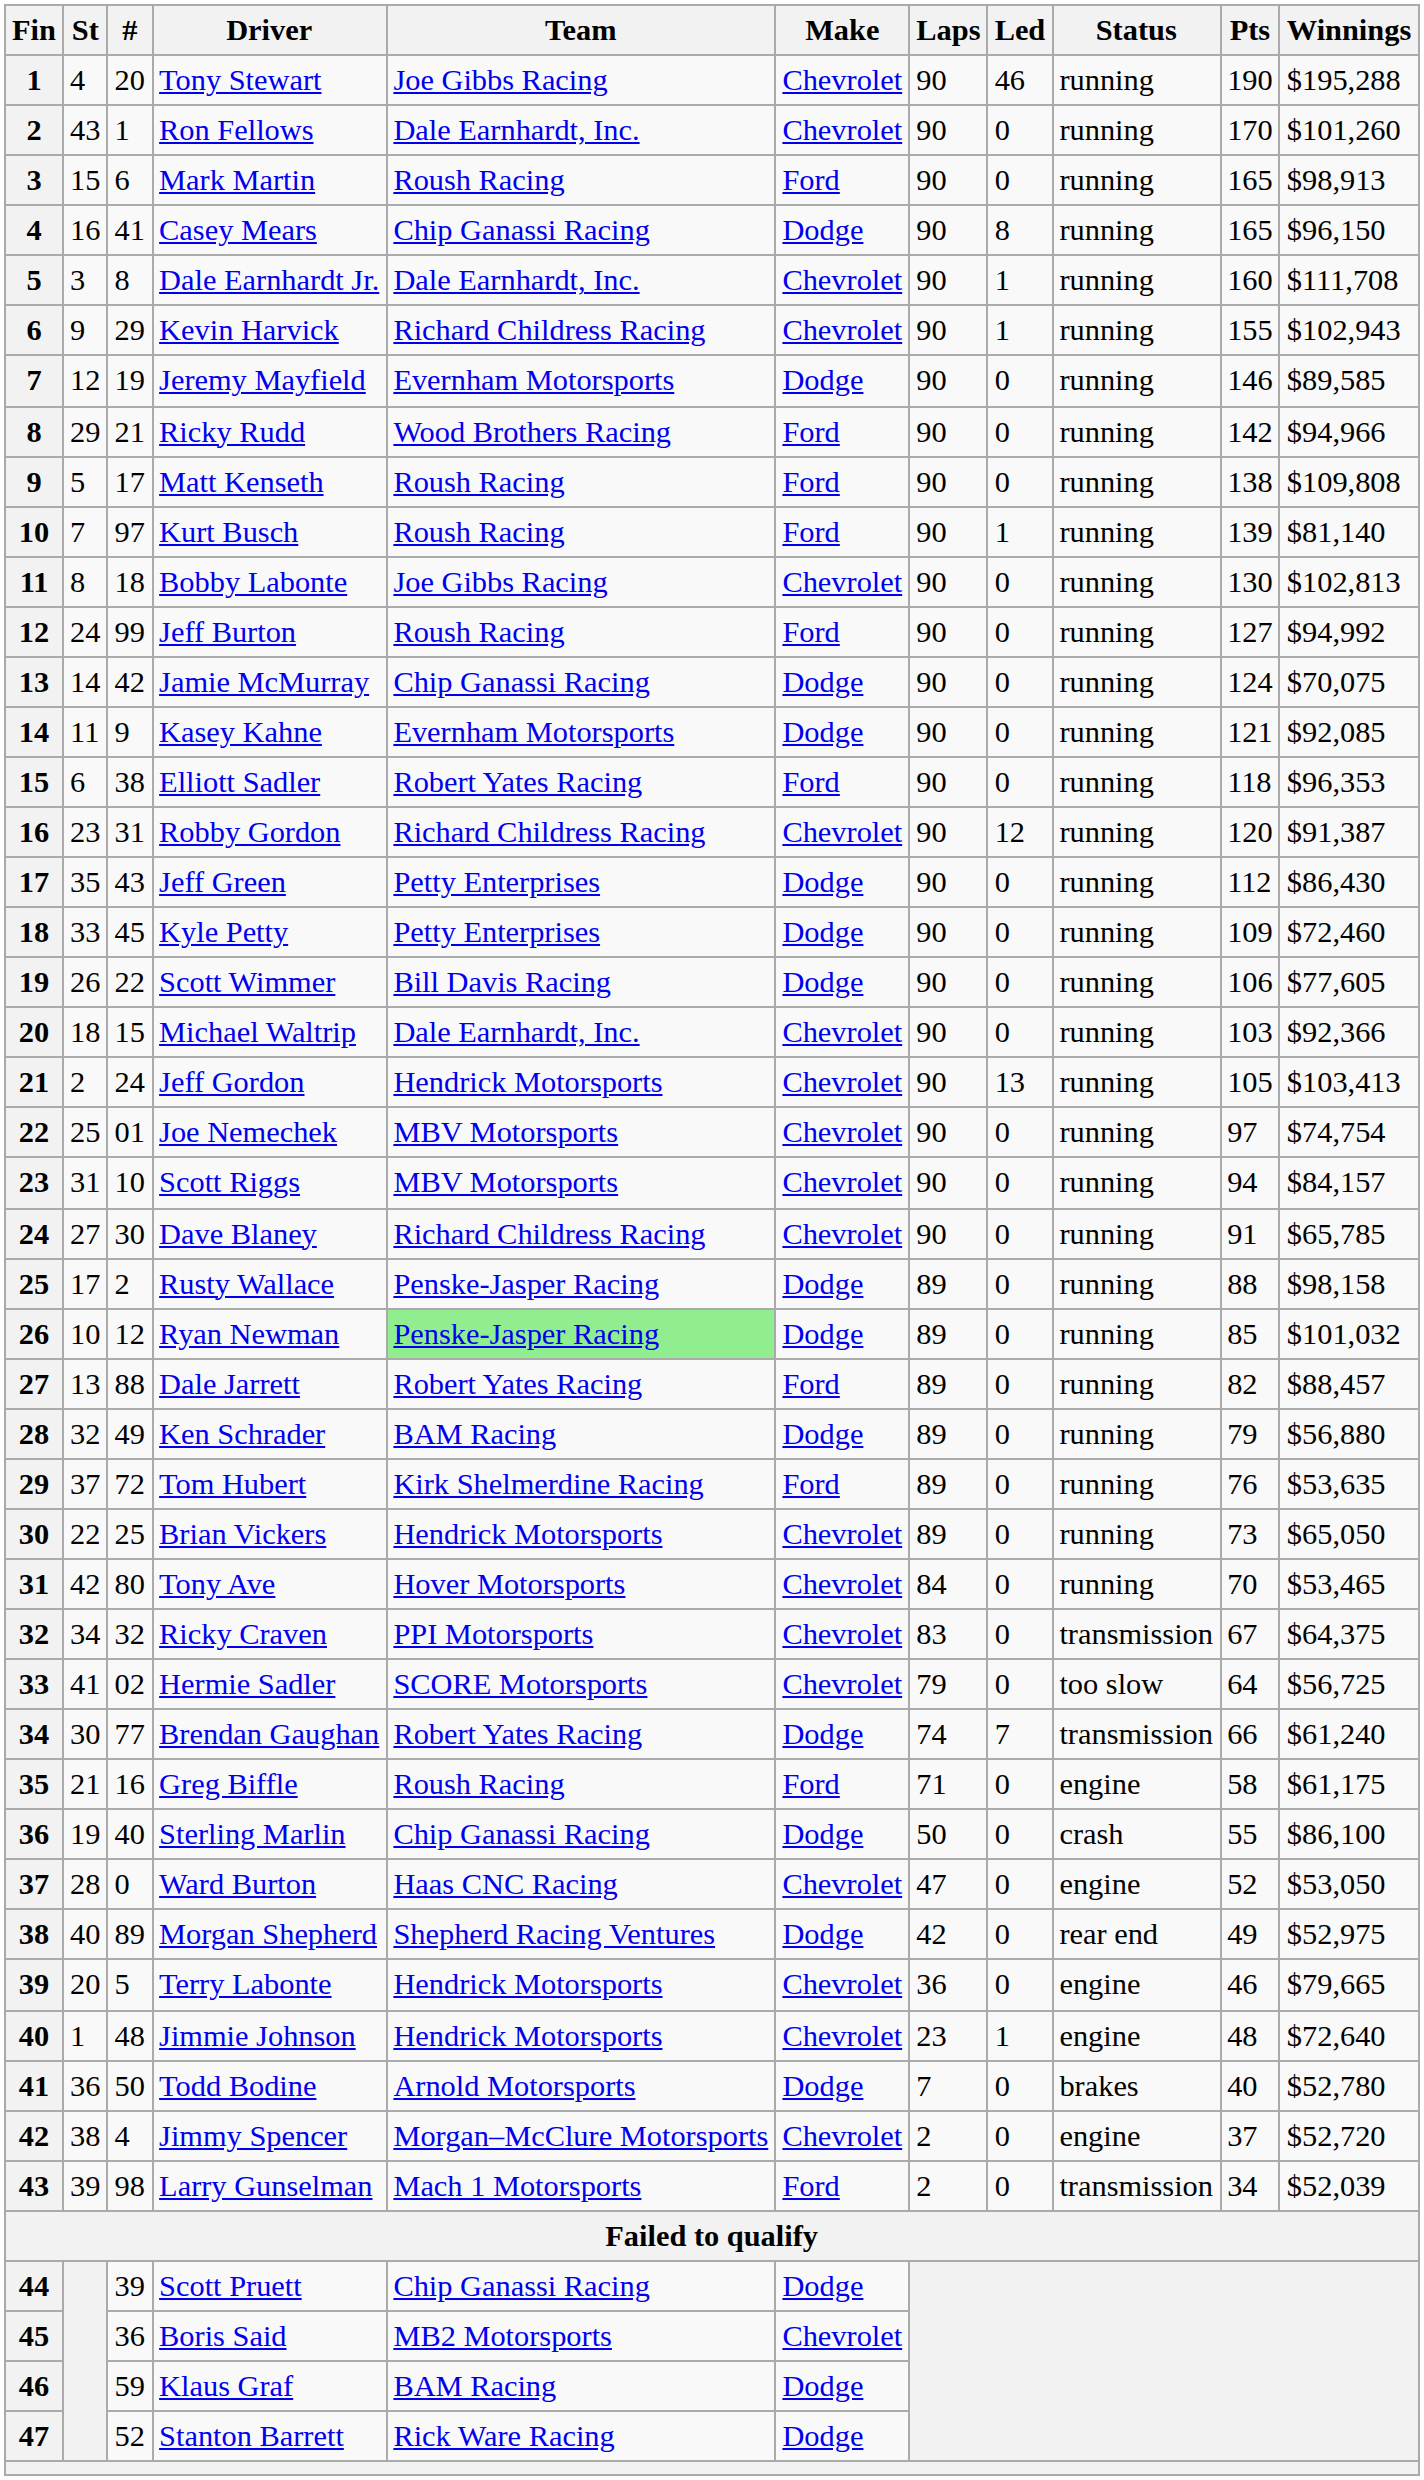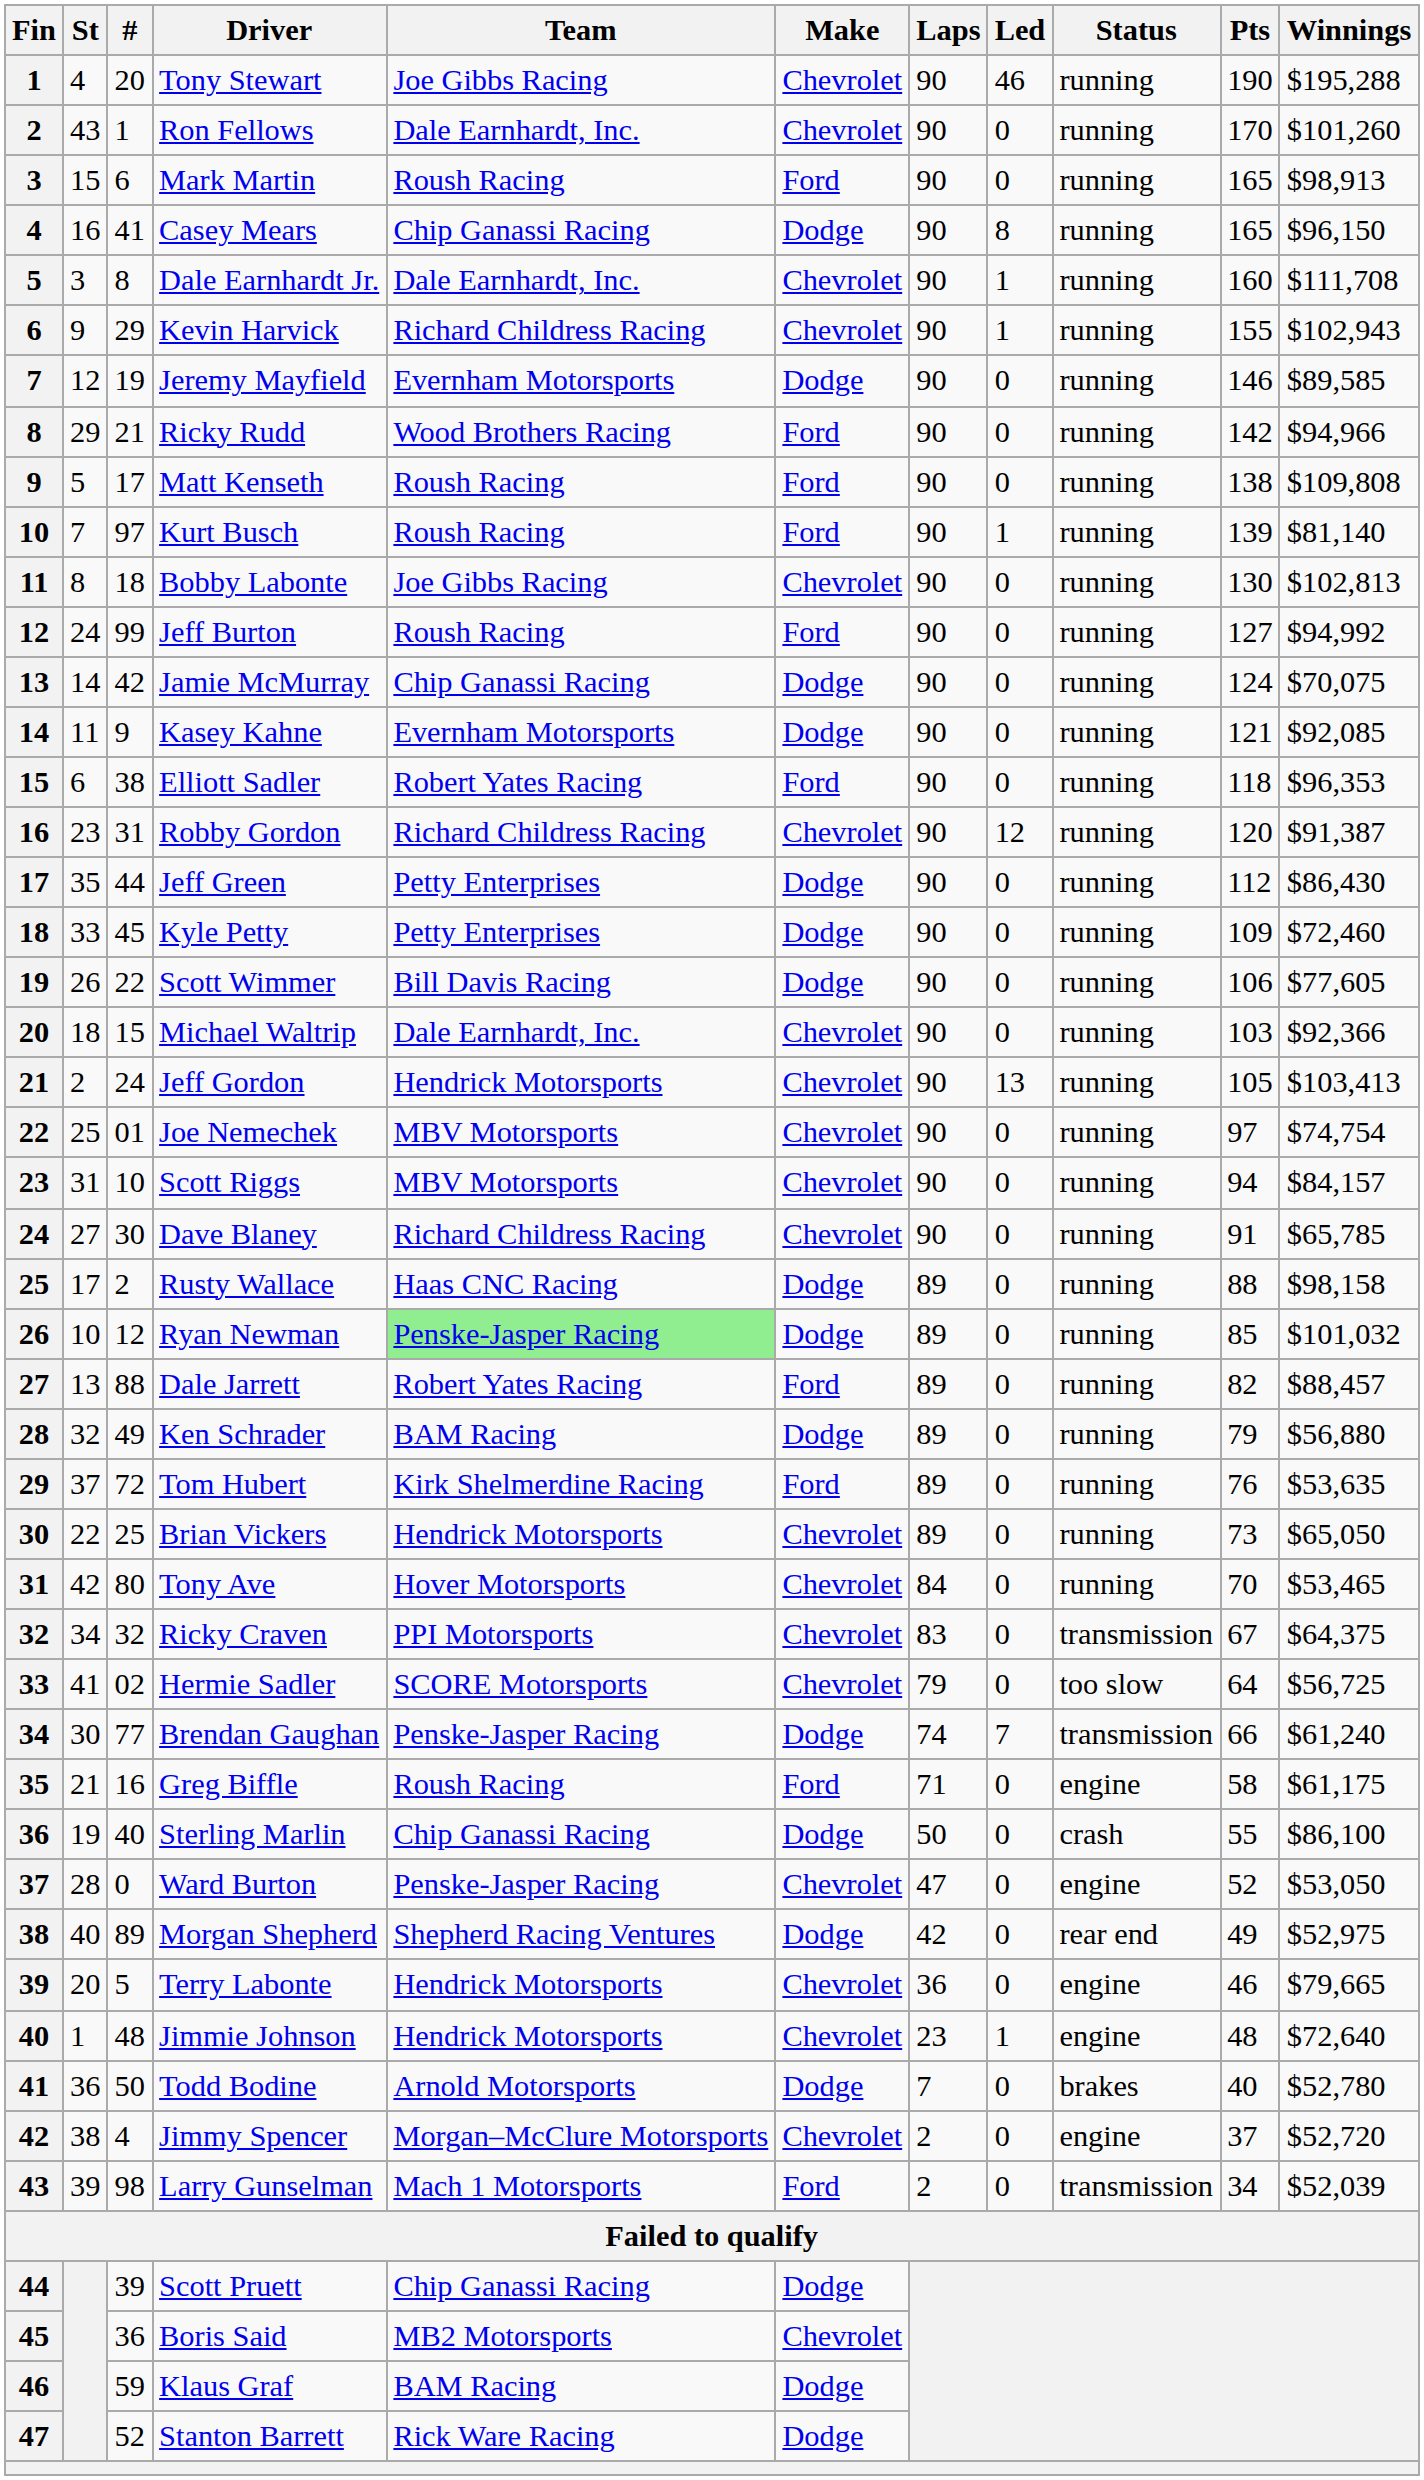(130, 881) 43 -> (130, 881) 44
(526, 1282) Penske-Jasper Racing -> (506, 1282) Haas CNC Racing
(518, 1734) Robert Yates Racing -> (526, 1734) Penske-Jasper Racing
(506, 1884) Haas CNC Racing -> (526, 1884) Penske-Jasper Racing
